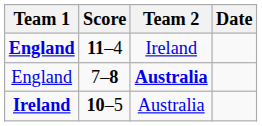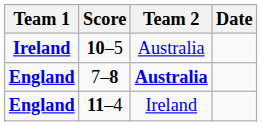rows swapped: (105, 47) <-> (105, 105)
(42, 76) normal -> (42, 76) bold
